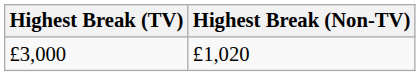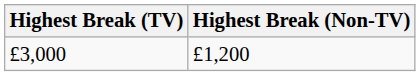(221, 53) £1,020 -> (221, 53) £1,200
